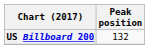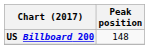(120, 37) 132 -> (120, 37) 148
